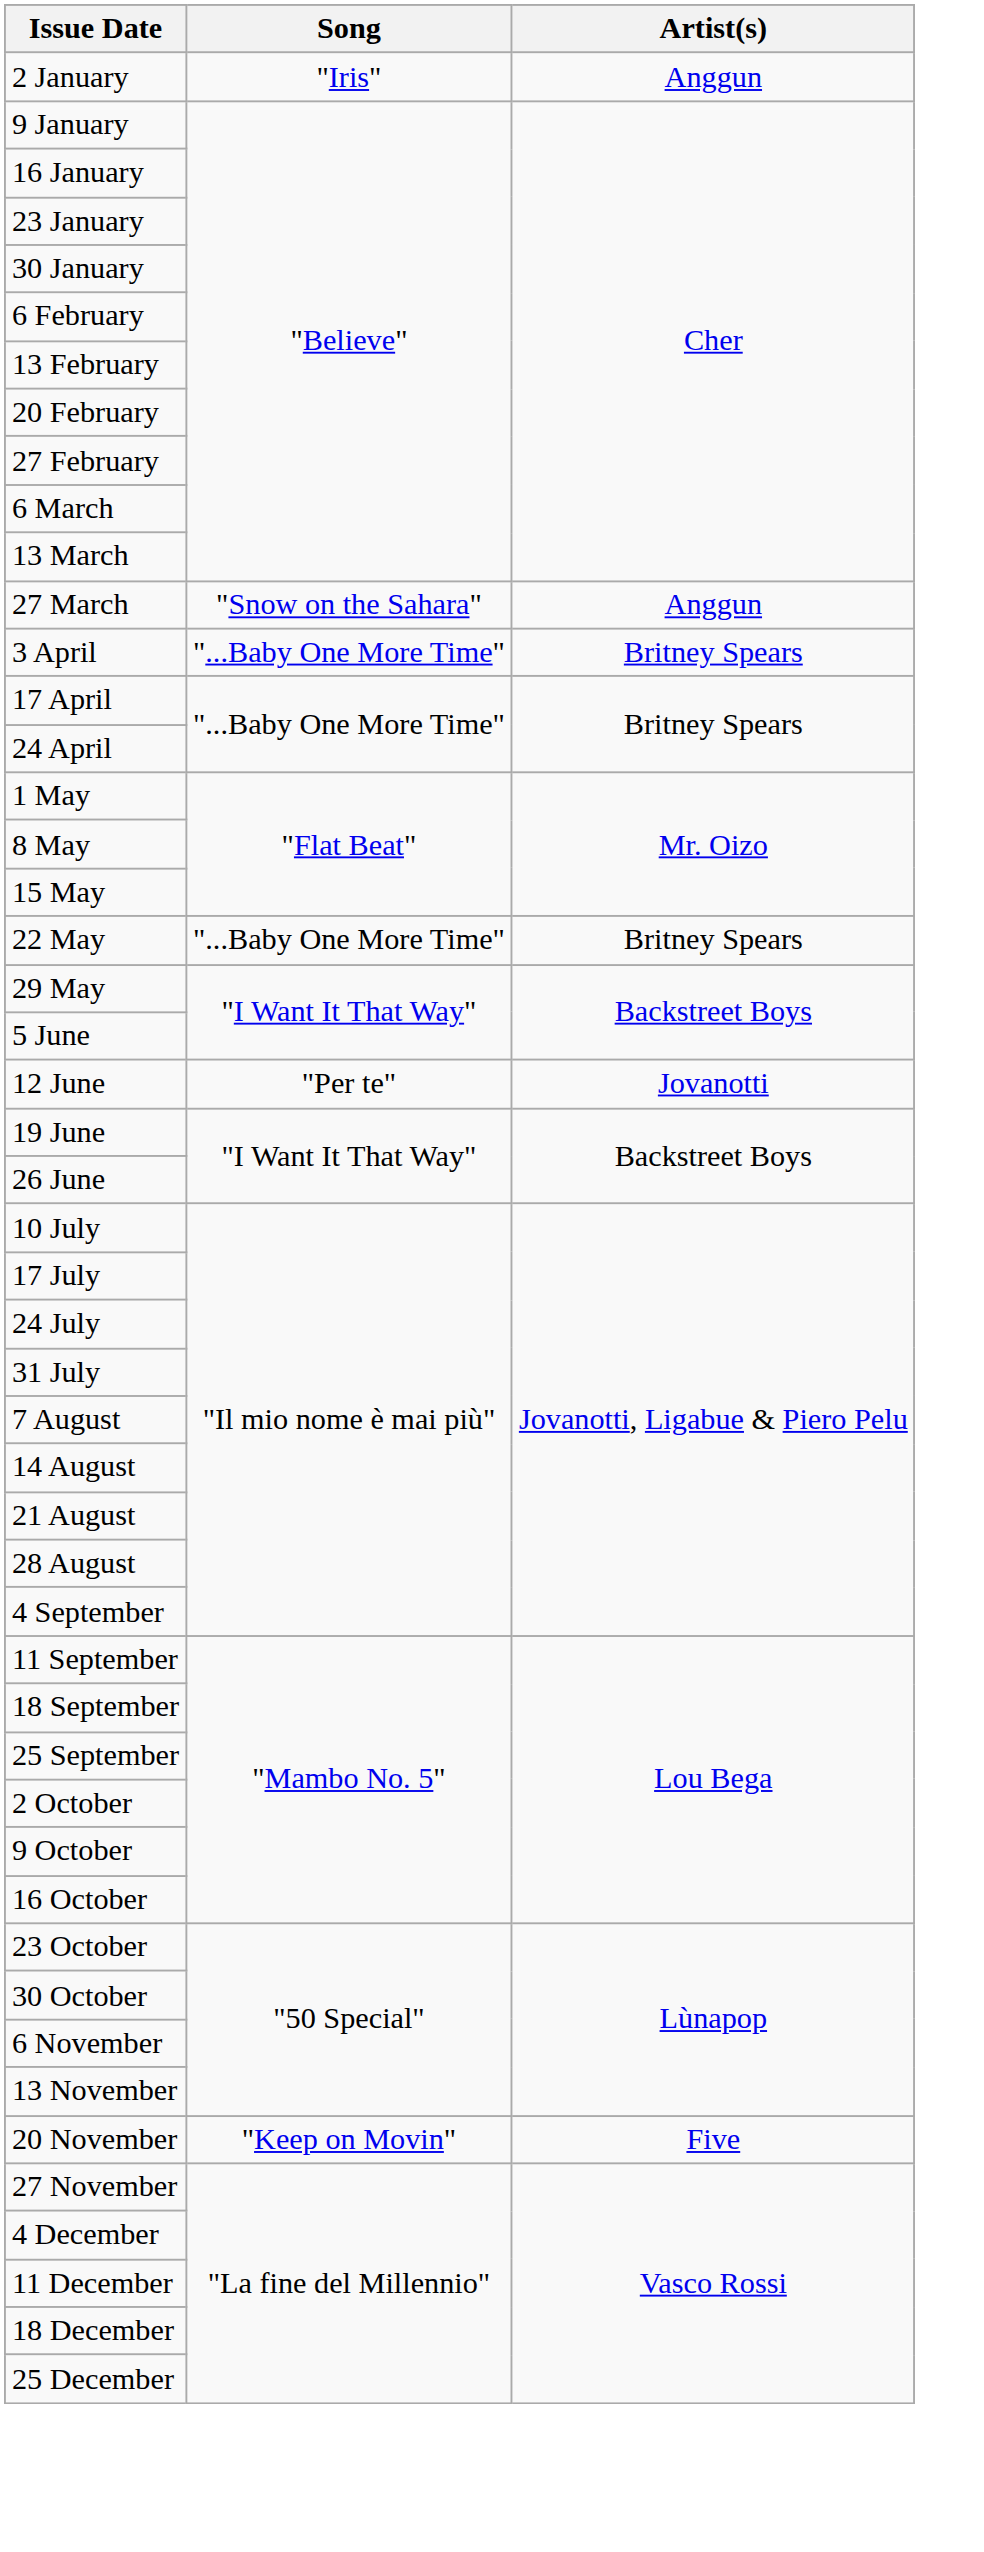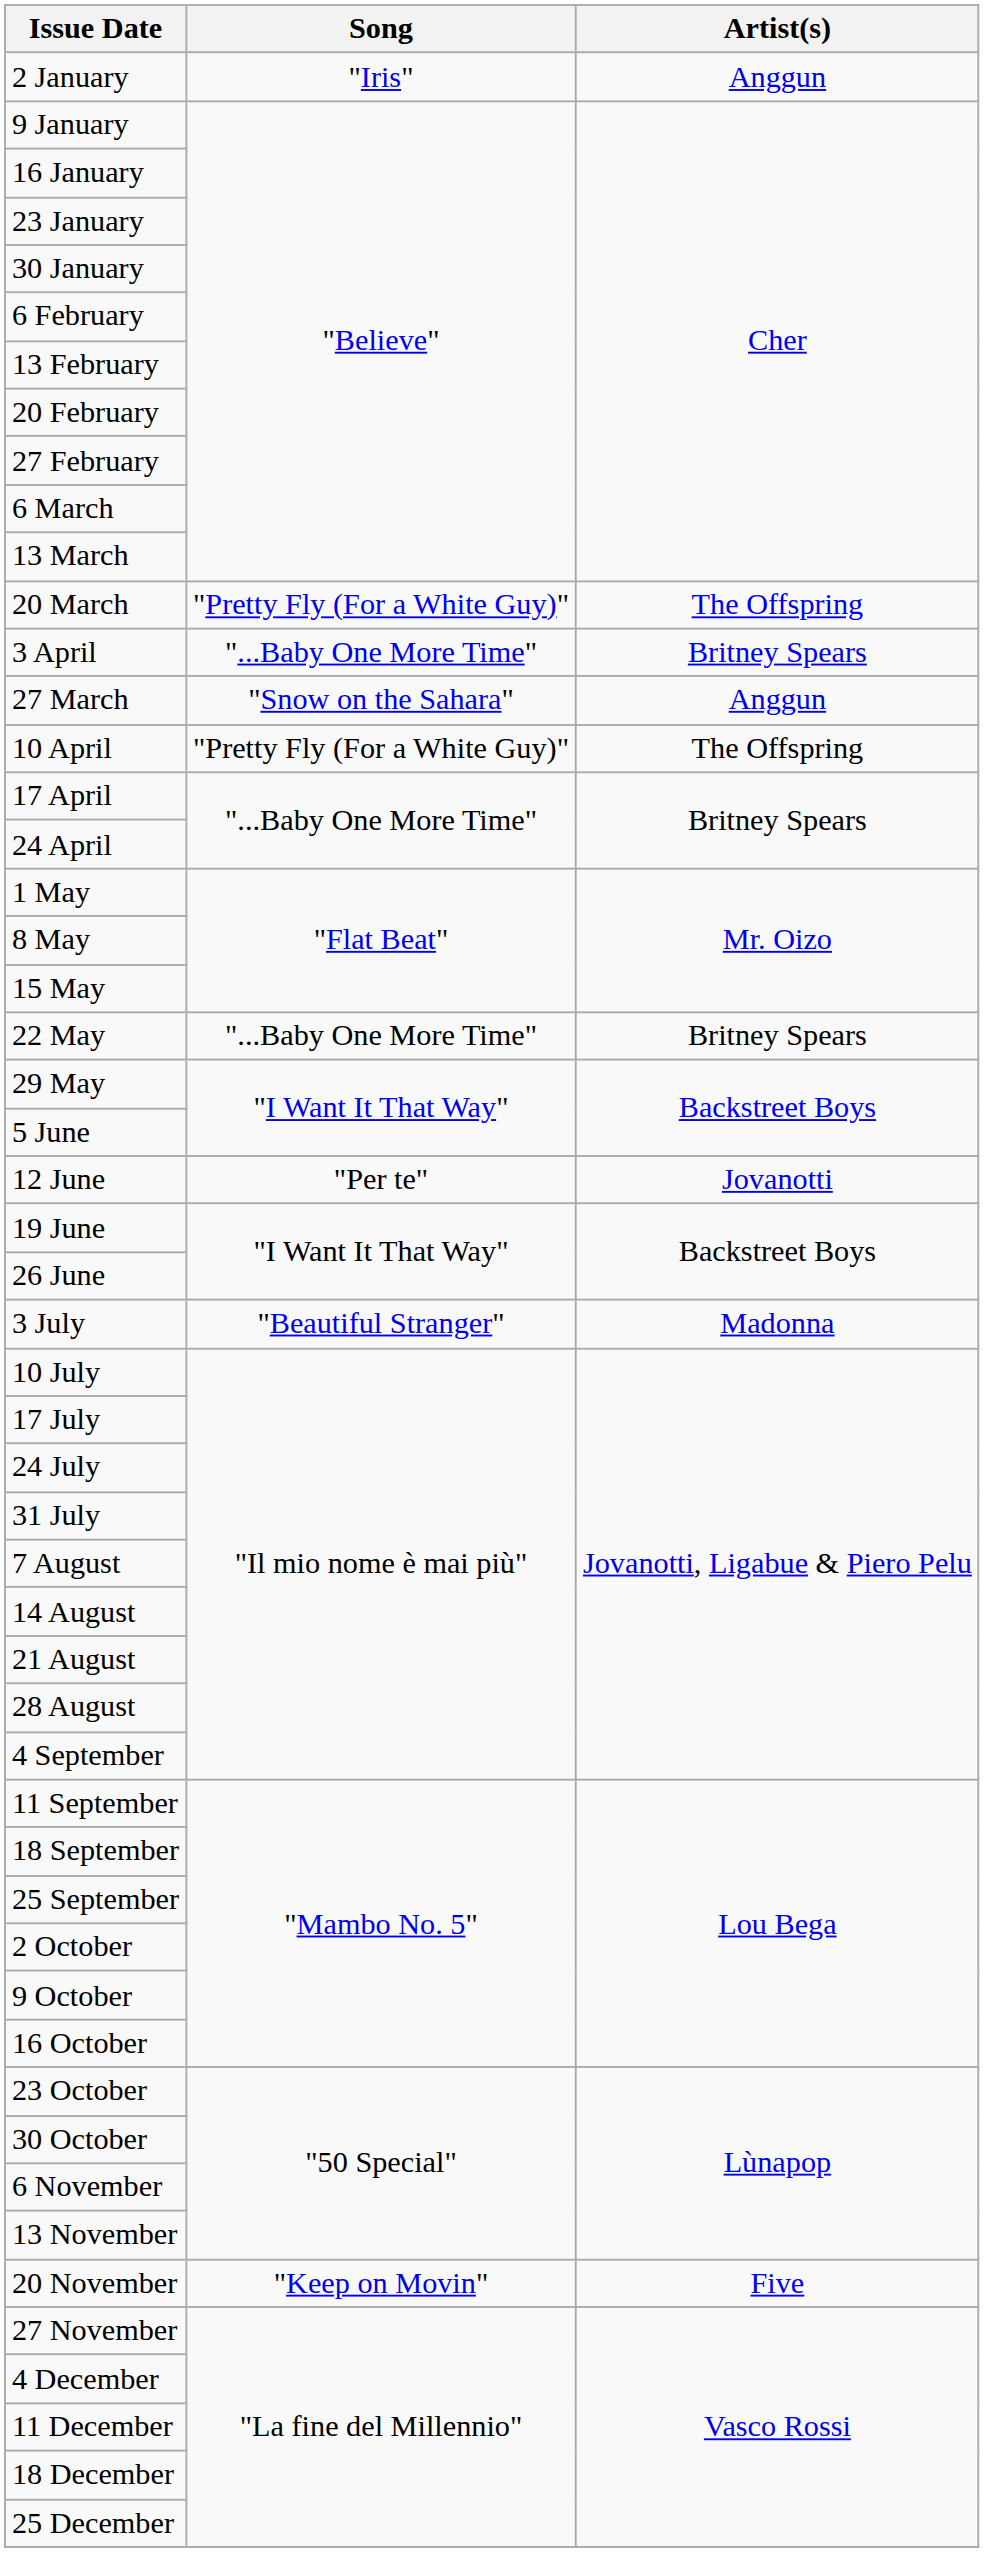+ row: (70, 603)
rows swapped: (70, 603) <-> (54, 651)
+ row: (62, 747)
+ row: (48, 1323)
